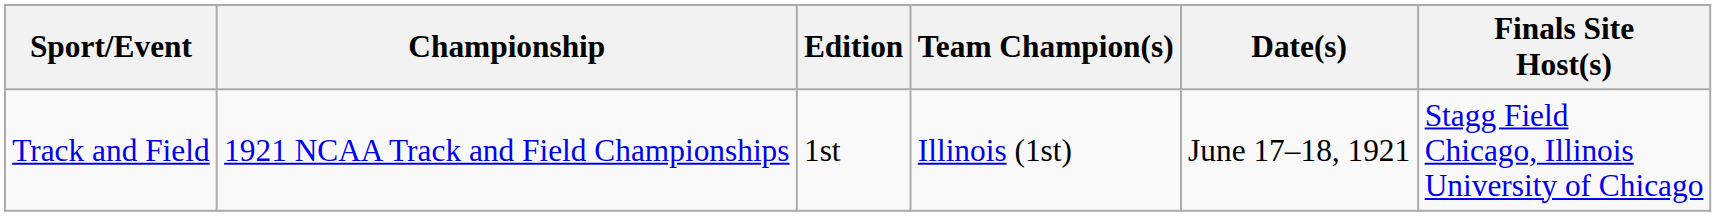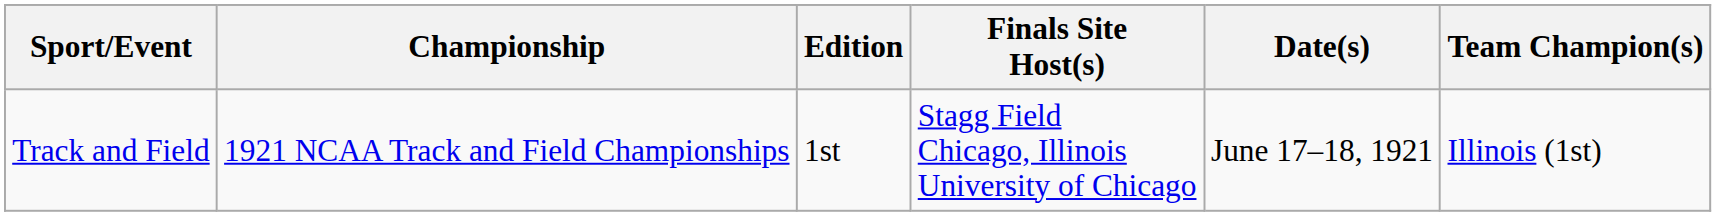columns swapped: (1564, 47) <-> (1046, 47)
